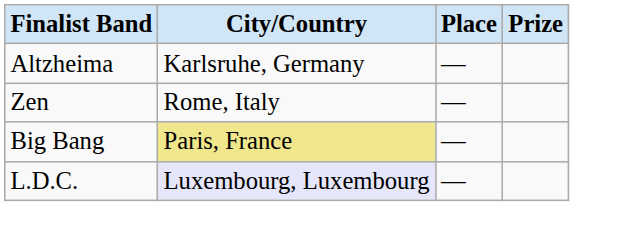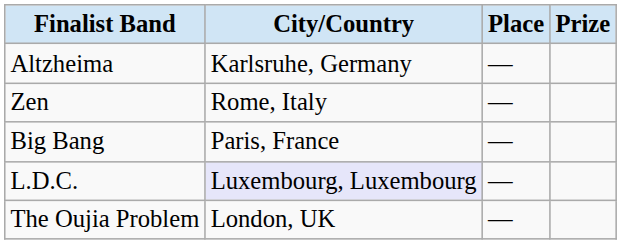(228, 141) khaki background -> (275, 141) no background
+ row: (105, 219)
